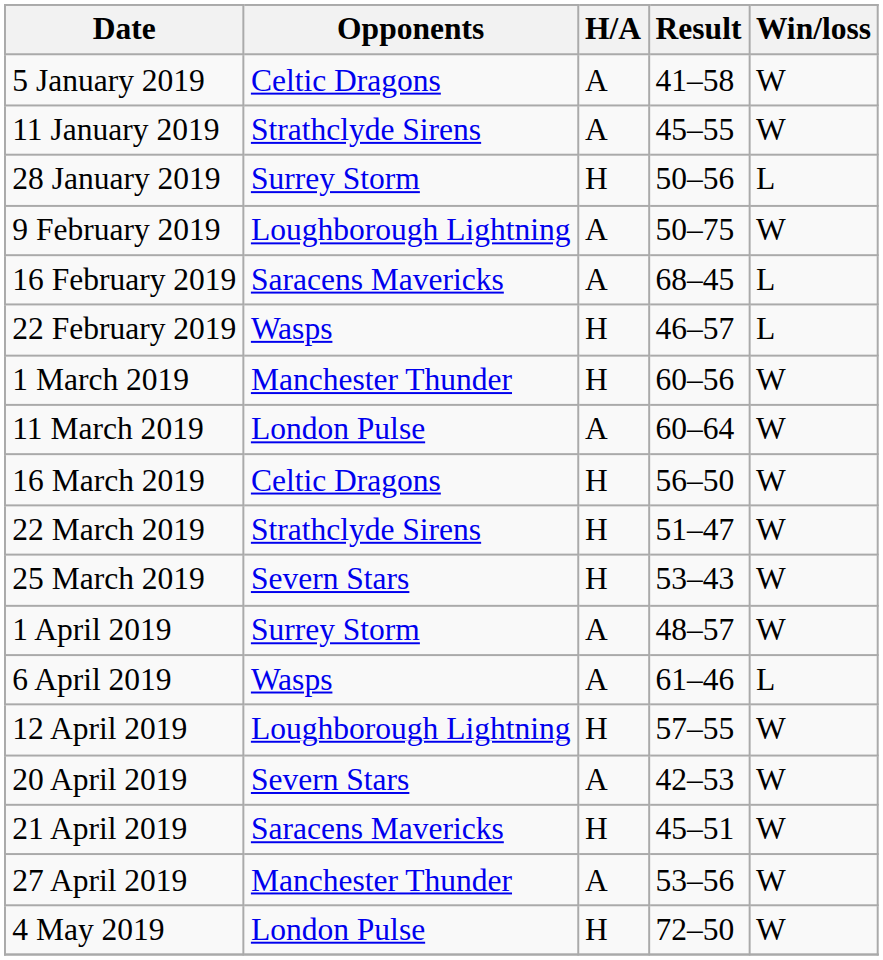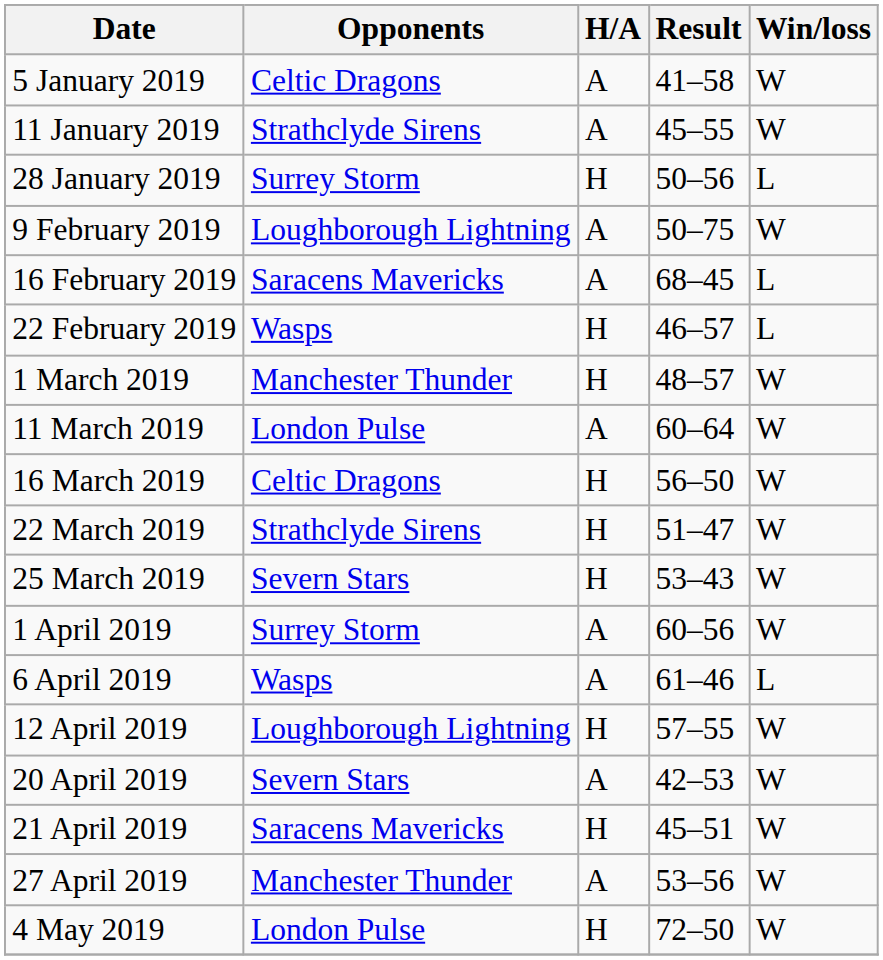(695, 379) 60–56 -> (695, 379) 48–57
(695, 629) 48–57 -> (695, 629) 60–56
